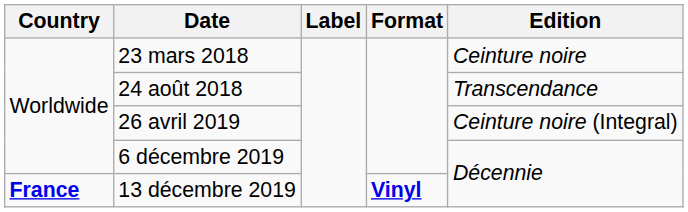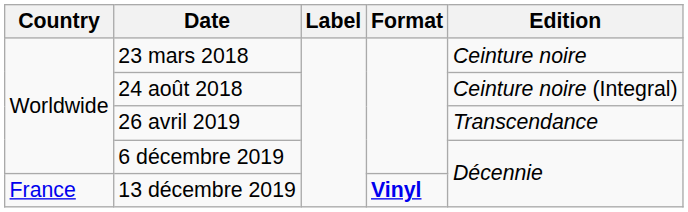(526, 88) Transcendance -> (565, 88) Ceinture noire (Integral)
(565, 122) Ceinture noire (Integral) -> (526, 122) Transcendance
(44, 190) bold -> (43, 190) normal
